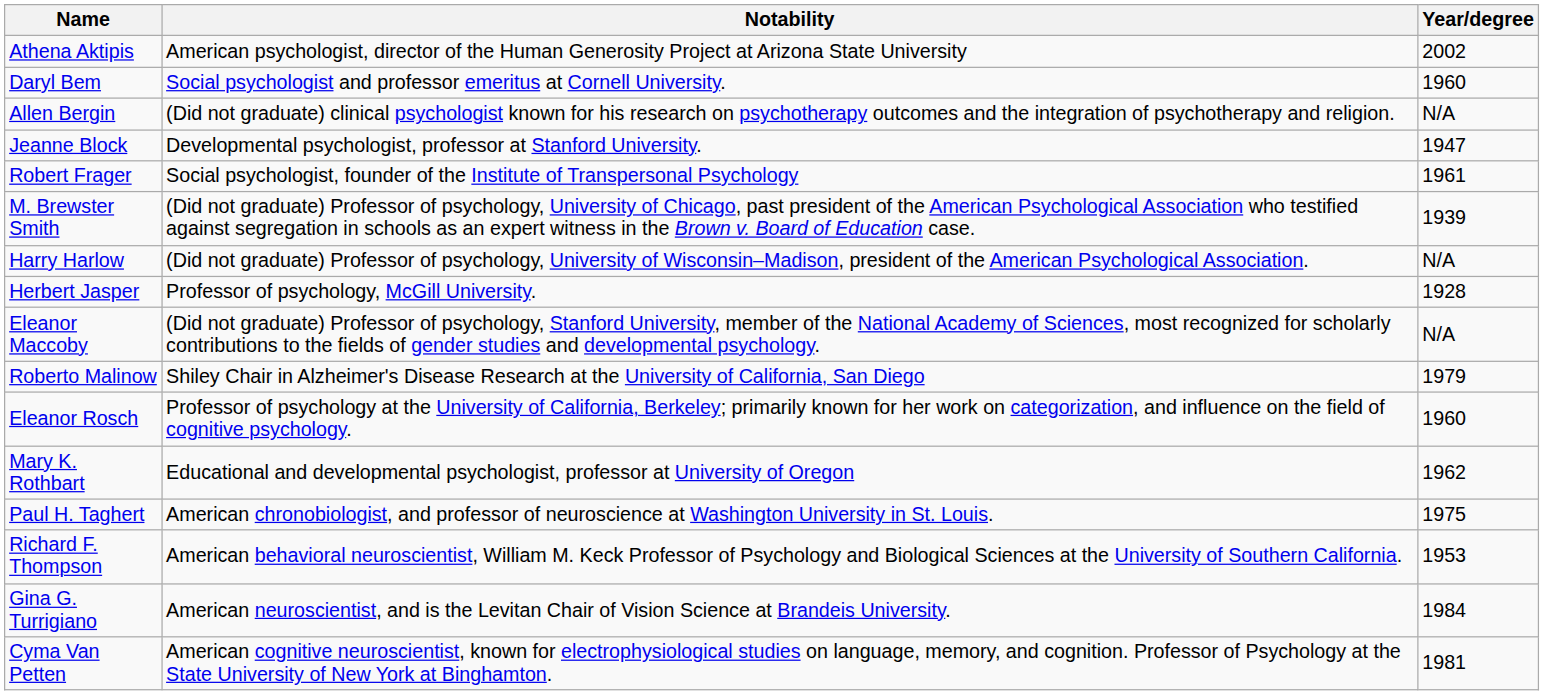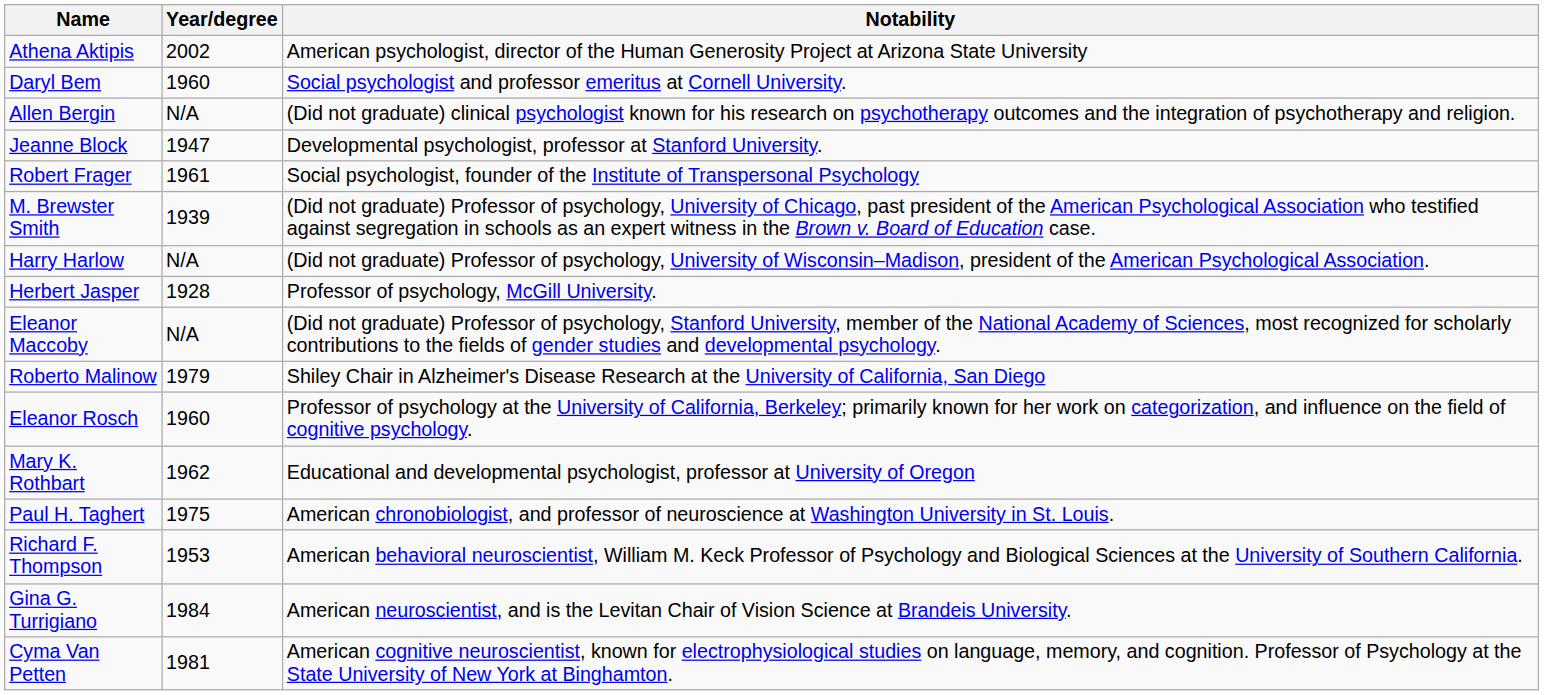columns swapped: (1478, 20) <-> (790, 20)
